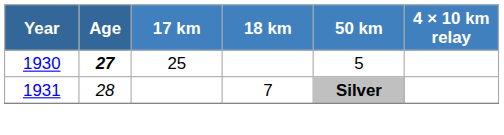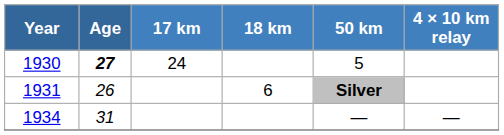(177, 64) 25 -> (177, 64) 24
(105, 90) 28 -> (105, 90) 26
(268, 90) 7 -> (268, 90) 6
+ row: (42, 117)
